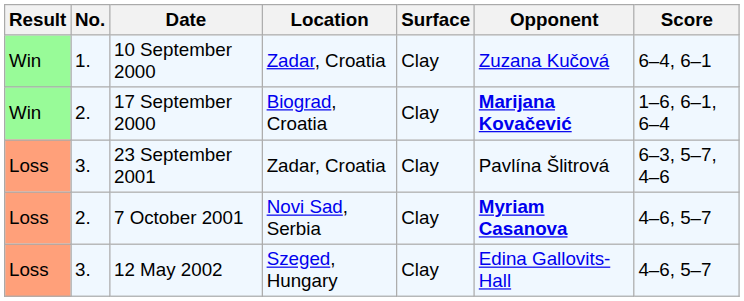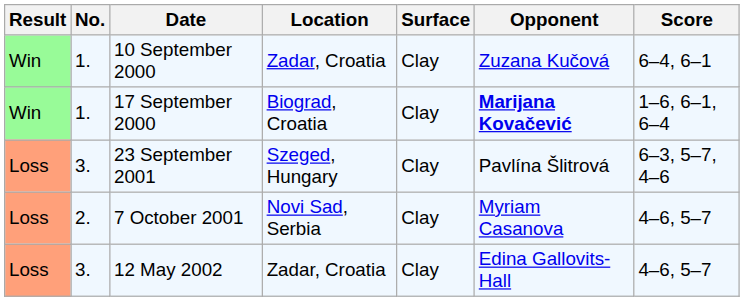(83, 112) 2. -> (83, 112) 1.
(326, 165) Zadar, Croatia -> (302, 165) Szeged, Hungary
(523, 217) bold -> (521, 217) normal
(302, 269) Szeged, Hungary -> (326, 269) Zadar, Croatia
